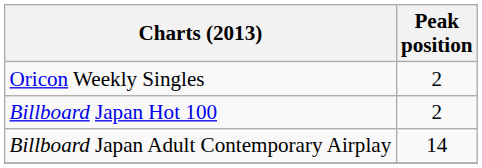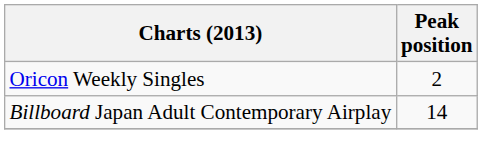- row: (113, 111)
